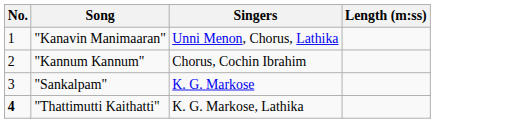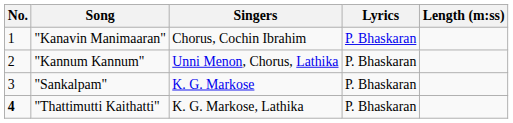+ column: (381, 16)
(255, 38) Unni Menon, Chorus, Lathika -> (239, 38) Chorus, Cochin Ibrahim
(239, 61) Chorus, Cochin Ibrahim -> (255, 61) Unni Menon, Chorus, Lathika
